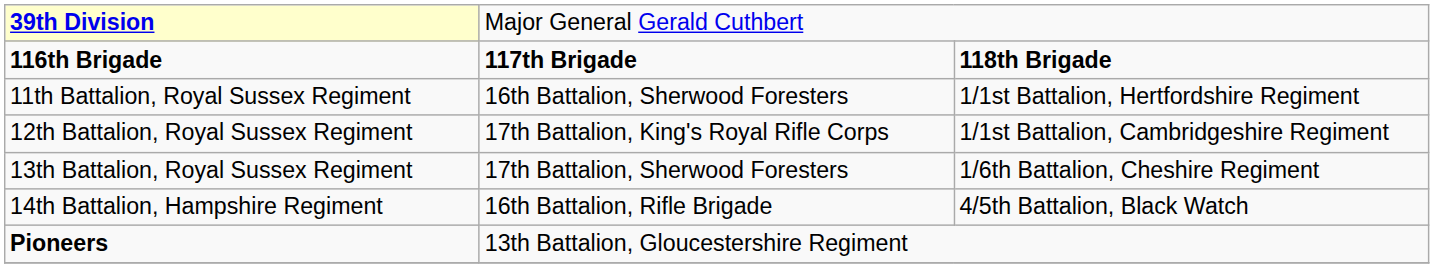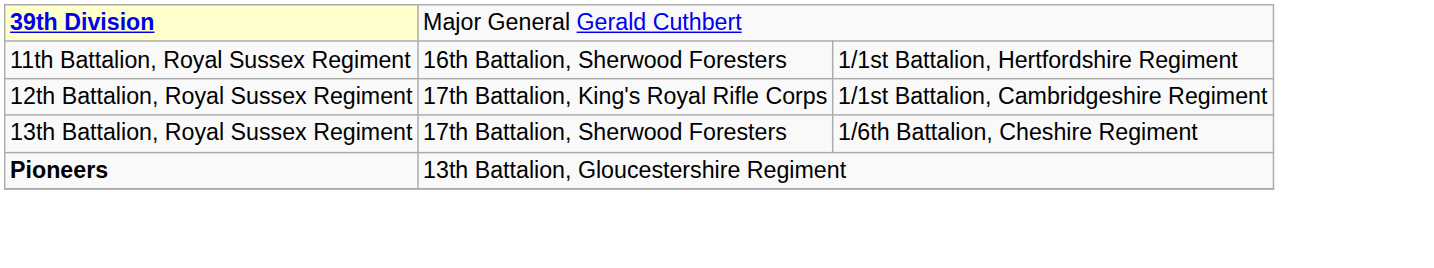- row: (86, 59)
- row: (196, 206)
